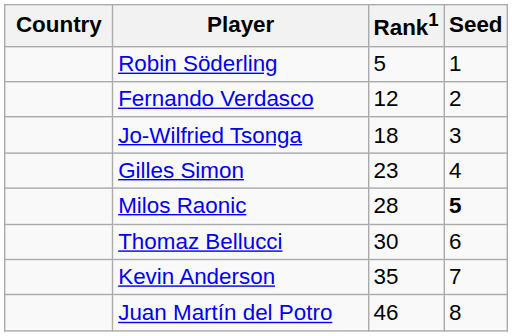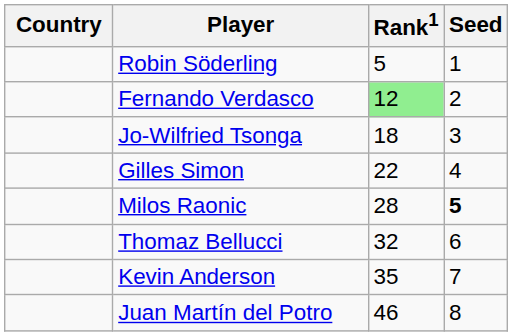(386, 99) no background -> (386, 99) lightgreen background
(386, 170) 23 -> (386, 170) 22
(386, 241) 30 -> (386, 241) 32
